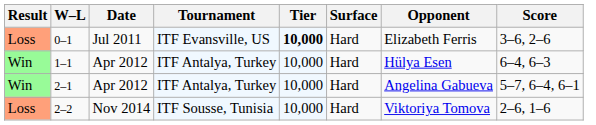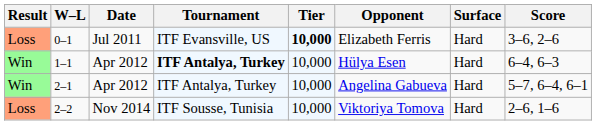columns swapped: (354, 16) <-> (439, 16)
(217, 62) normal -> (221, 62) bold
